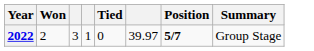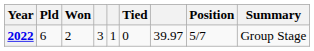+ column: (49, 14)
(173, 35) bold -> (198, 35) normal
